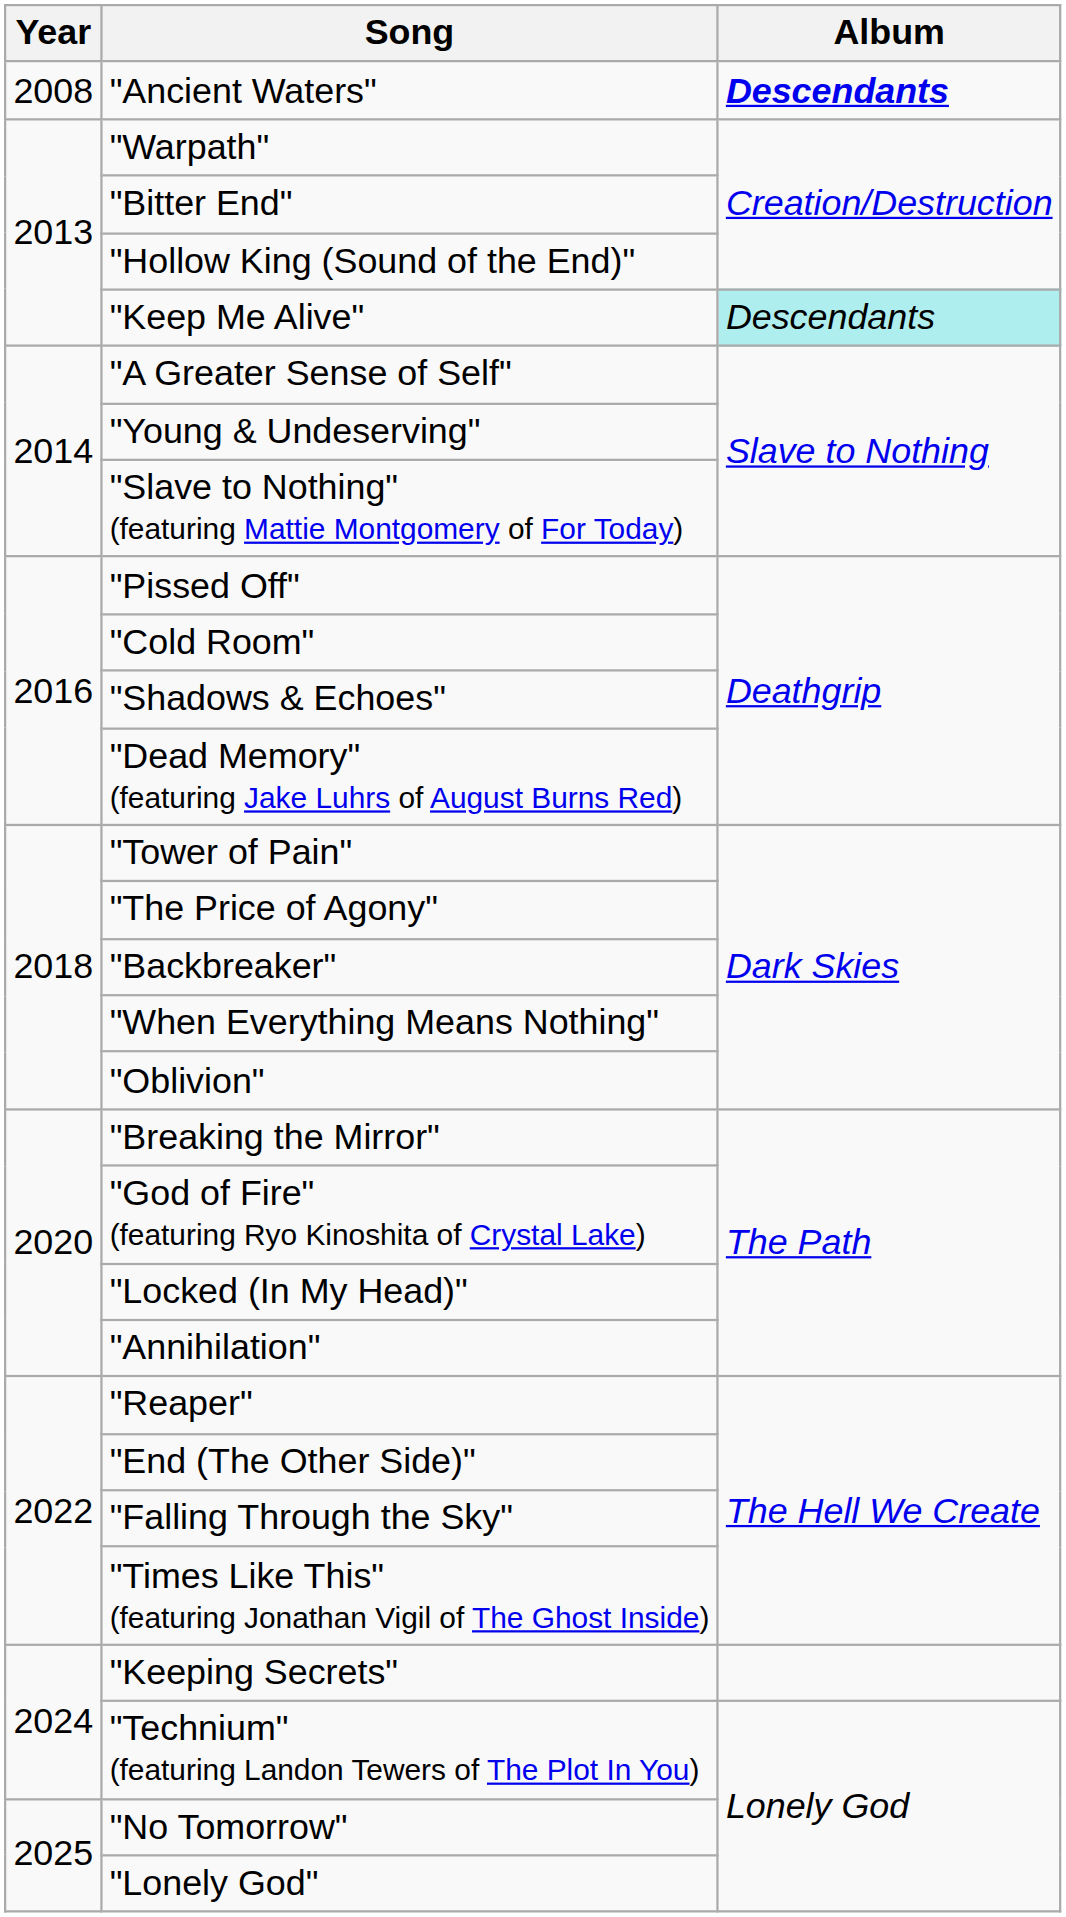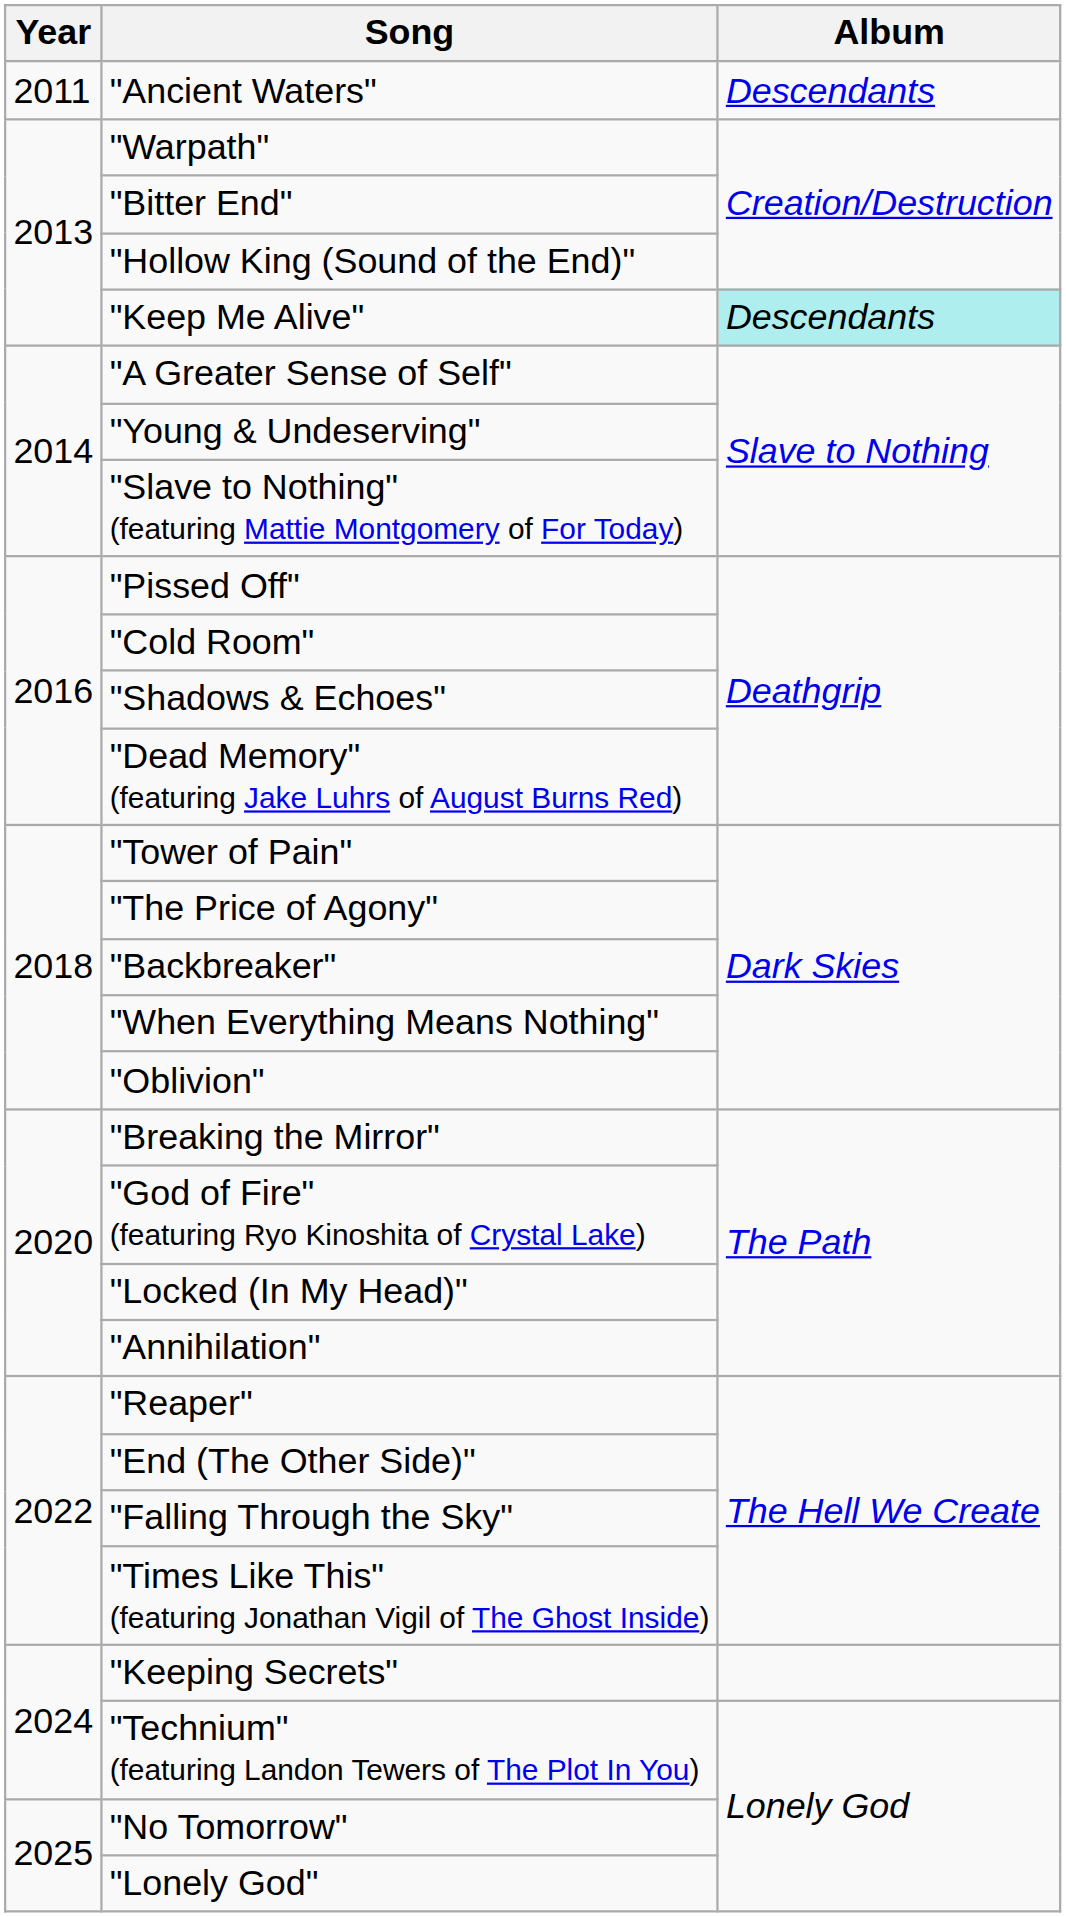(53, 89) 2008 -> (52, 89) 2011
(837, 89) bold -> (830, 89) normal
